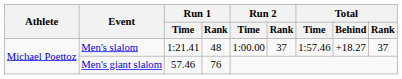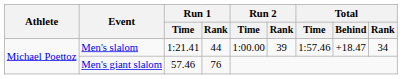(216, 47) 48 -> (216, 47) 44
(282, 47) 37 -> (282, 47) 39
(351, 47) +18.27 -> (351, 47) +18.47
(383, 47) 37 -> (383, 47) 34
